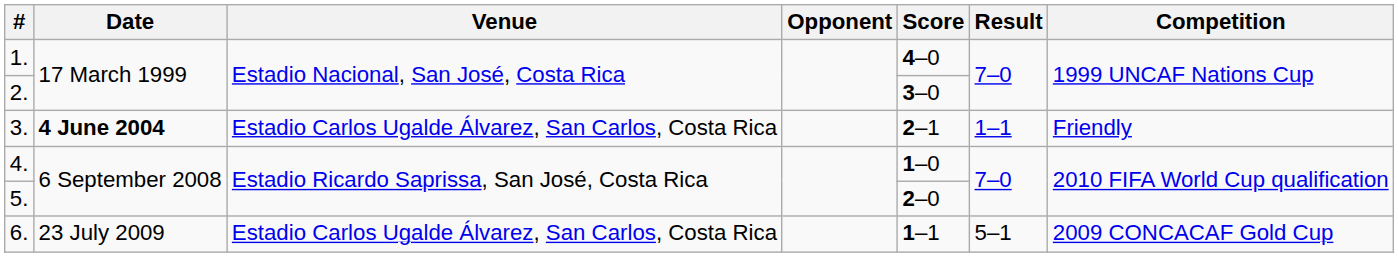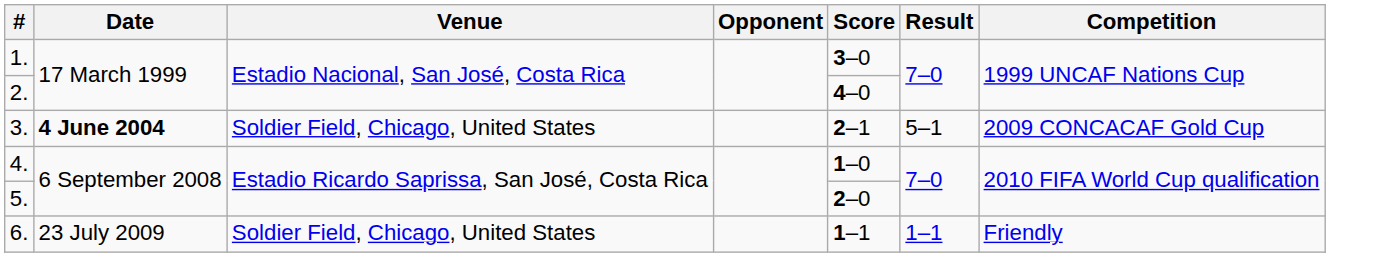(921, 57) 4–0 -> (852, 57) 3–0
(921, 92) 3–0 -> (852, 92) 4–0
(504, 127) Estadio Carlos Ugalde Álvarez, San Carlos, Costa Rica -> (414, 127) Soldier Field, Chicago, United States
(993, 127) 1–1 -> (924, 127) 5–1
(1092, 127) Friendly -> (1124, 127) 2009 CONCACAF Gold Cup
(504, 233) Estadio Carlos Ugalde Álvarez, San Carlos, Costa Rica -> (414, 233) Soldier Field, Chicago, United States
(993, 233) 5–1 -> (924, 233) 1–1
(1193, 233) 2009 CONCACAF Gold Cup -> (1023, 233) Friendly
